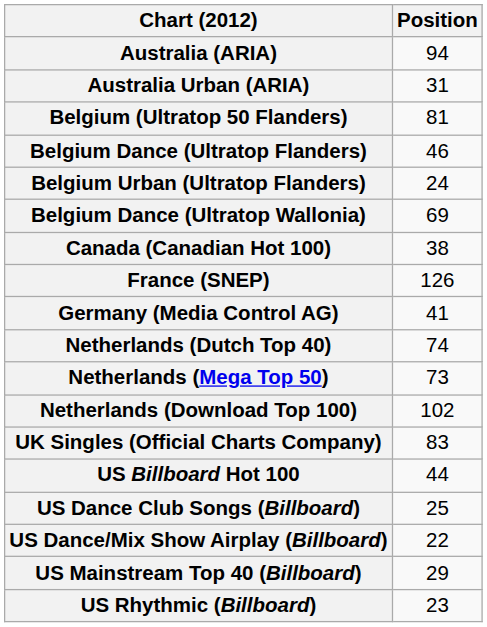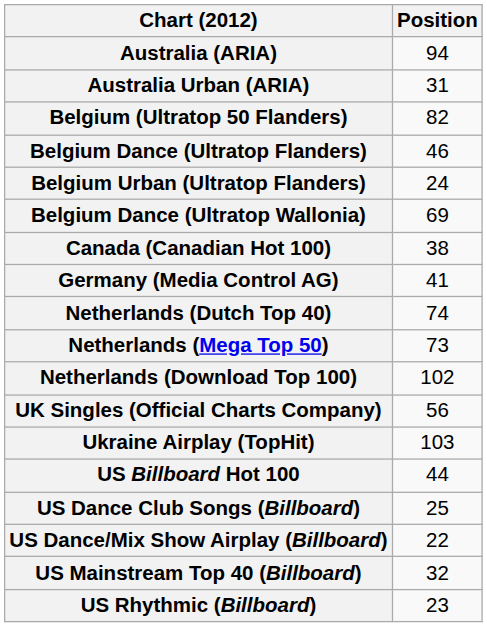(437, 118) 81 -> (437, 118) 82
- row: (198, 280)
(437, 442) 83 -> (437, 410) 56
+ row: (198, 442)
(437, 572) 29 -> (437, 572) 32
